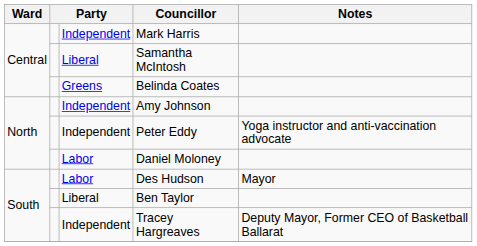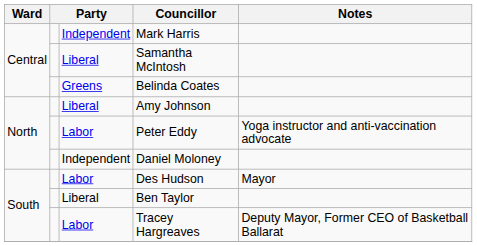(96, 106) Independent -> (80, 106) Liberal
(96, 132) Independent -> (77, 132) Labor
(77, 159) Labor -> (96, 159) Independent
(96, 224) Independent -> (77, 224) Labor
